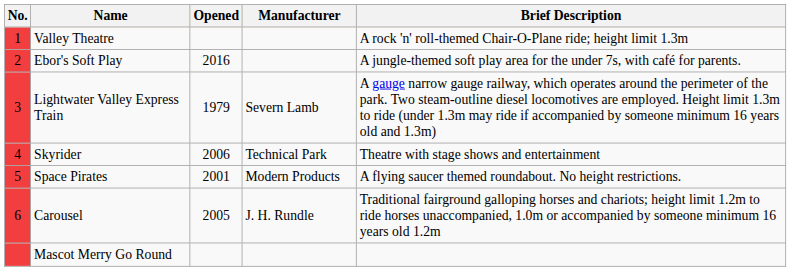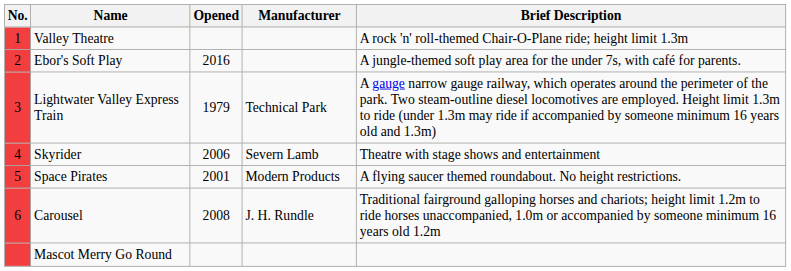(282, 107) Severn Lamb -> (286, 107) Technical Park
(286, 154) Technical Park -> (282, 154) Severn Lamb
(216, 216) 2005 -> (216, 216) 2008
